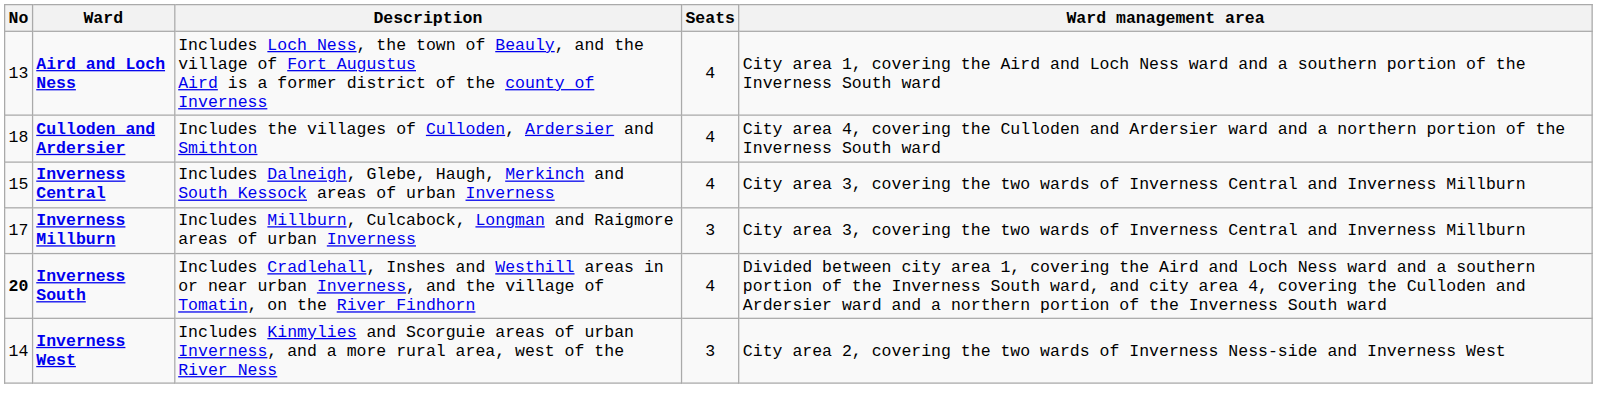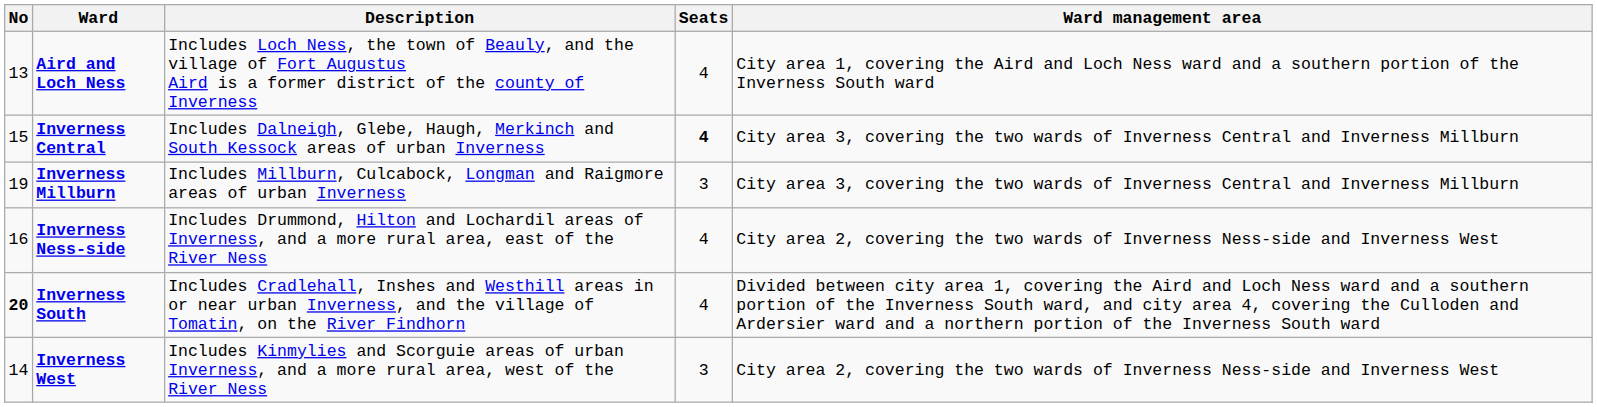- row: (96, 139)
(710, 185) normal -> (704, 139) bold
(18, 230) 17 -> (18, 185) 19
+ row: (81, 240)
